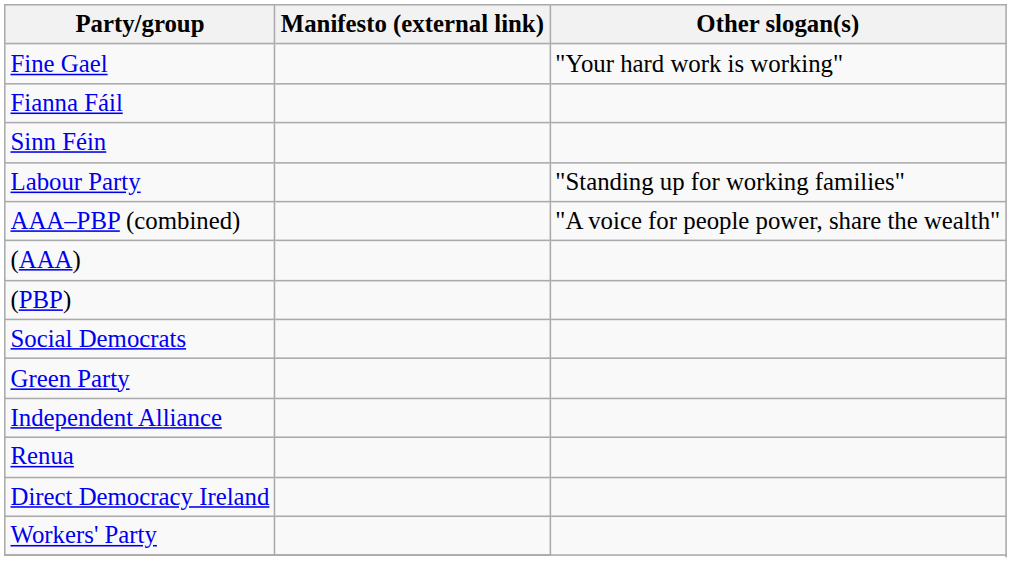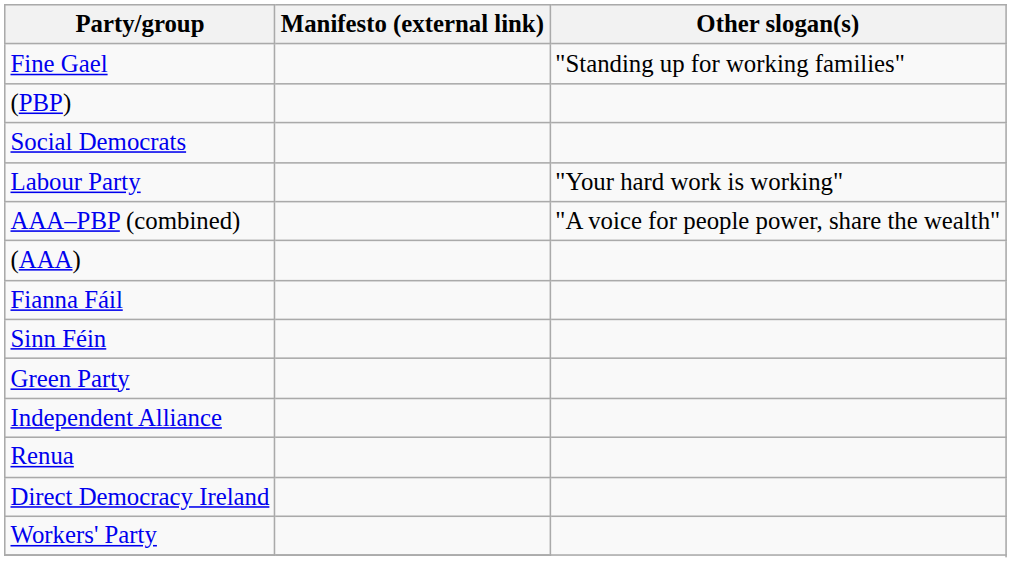(699, 63) "Your hard work is working" -> (730, 63) "Standing up for working families"
rows swapped: (67, 102) <-> (41, 299)
rows swapped: (58, 142) <-> (98, 338)
(730, 181) "Standing up for working families" -> (699, 181) "Your hard work is working"
